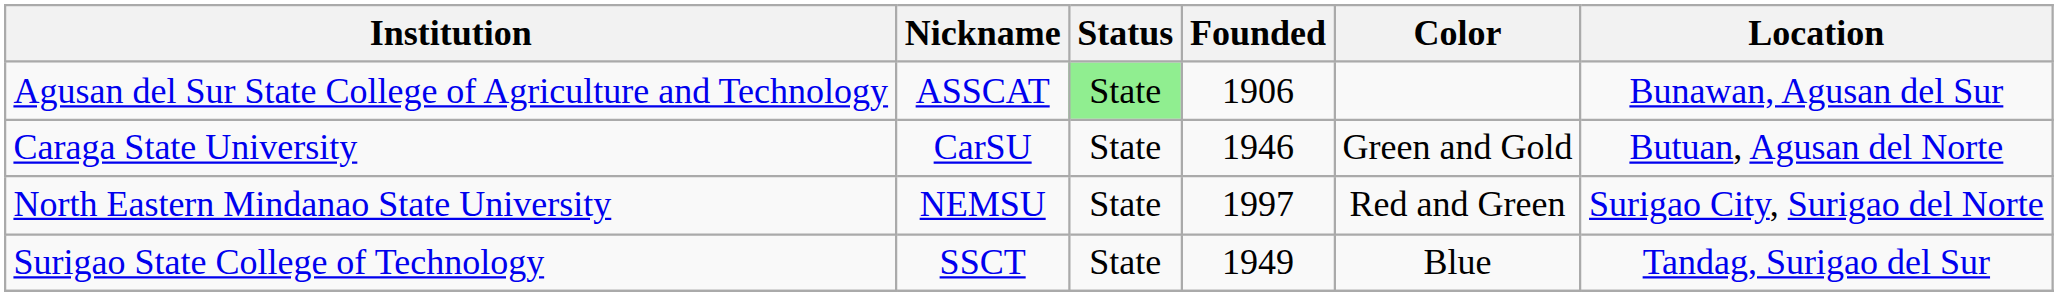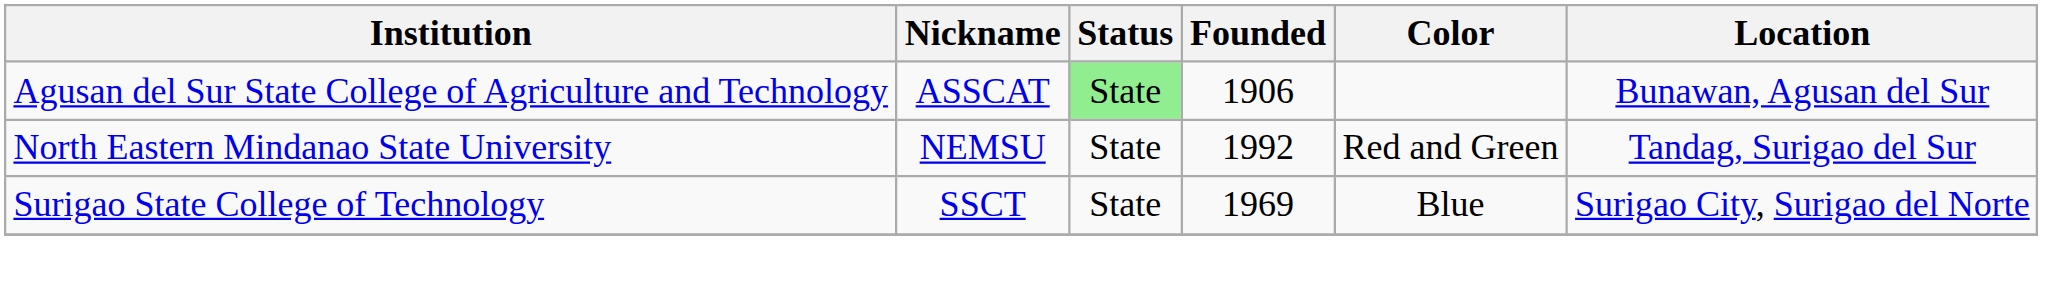- row: (185, 147)
(1258, 204) 1997 -> (1258, 147) 1992
(1816, 204) Surigao City, Surigao del Norte -> (1802, 147) Tandag, Surigao del Sur
(1258, 261) 1949 -> (1258, 204) 1969
(1816, 261) Tandag, Surigao del Sur -> (1802, 204) Surigao City, Surigao del Norte
